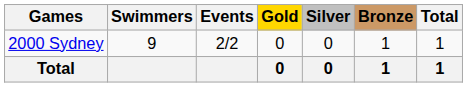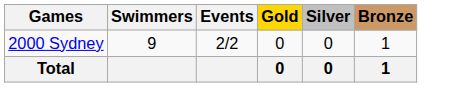- column: (440, 17)
